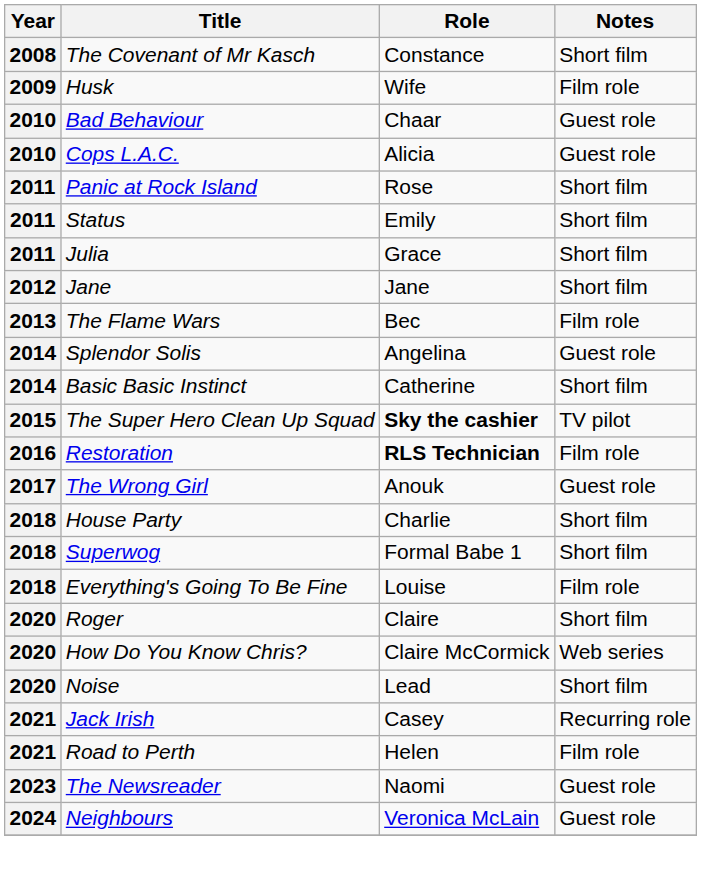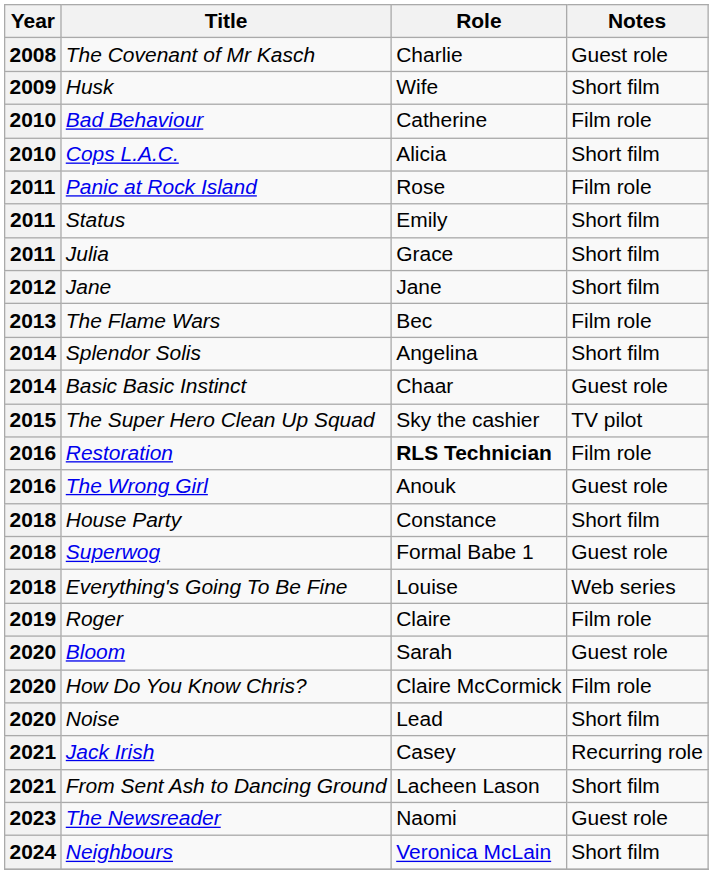(434, 54) Constance -> (429, 54) Charlie
(603, 54) Short film -> (620, 54) Guest role
(599, 87) Film role -> (615, 87) Short film
(413, 120) Chaar -> (442, 120) Catherine
(608, 120) Guest role -> (611, 120) Film role
(608, 154) Guest role -> (615, 154) Short film
(603, 187) Short film -> (611, 187) Film role
(608, 353) Guest role -> (615, 353) Short film
(430, 386) Catherine -> (425, 386) Chaar
(603, 386) Short film -> (620, 386) Guest role
(461, 420) bold -> (468, 420) normal
(33, 486) 2017 -> (33, 486) 2016
(417, 519) Charlie -> (446, 519) Constance
(603, 552) Short film -> (620, 552) Guest role
(599, 586) Film role -> (623, 586) Web series
(33, 619) 2020 -> (33, 619) 2019
(603, 619) Short film -> (611, 619) Film role
+ row: (95, 652)
(611, 652) Web series -> (611, 685) Film role
+ row: (226, 785)
- row: (130, 752)
(608, 818) Guest role -> (615, 852) Short film
